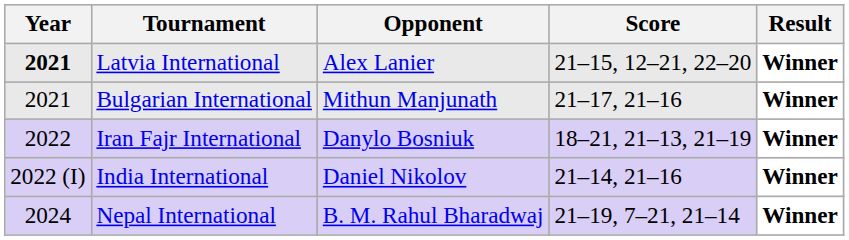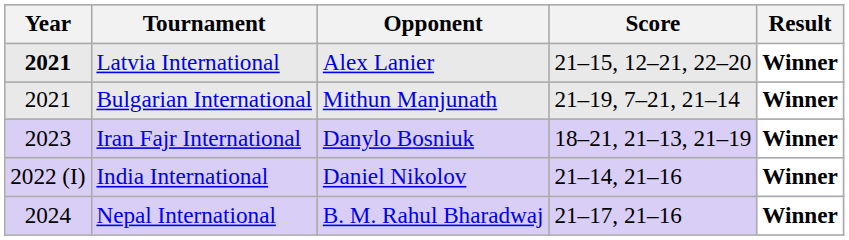(618, 100) 21–17, 21–16 -> (647, 100) 21–19, 7–21, 21–14
(48, 138) 2022 -> (48, 138) 2023
(647, 215) 21–19, 7–21, 21–14 -> (618, 215) 21–17, 21–16
